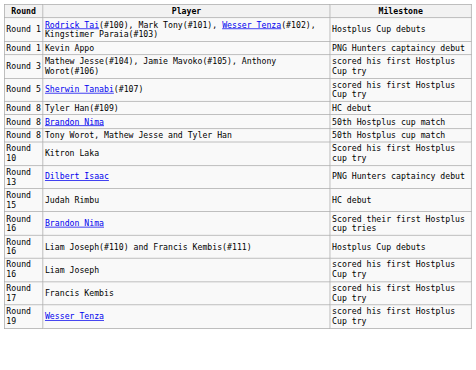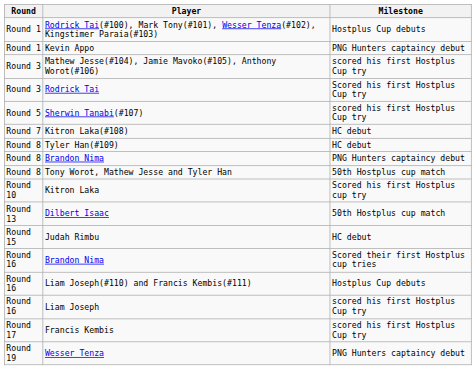+ row: (24, 90)
+ row: (24, 131)
(389, 122) 50th Hostplus cup match -> (398, 159) PNG Hunters captaincy debut
(398, 177) PNG Hunters captaincy debut -> (389, 214) 50th Hostplus cup match
(394, 317) scored his first Hostplus Cup try -> (398, 353) PNG Hunters captaincy debut
